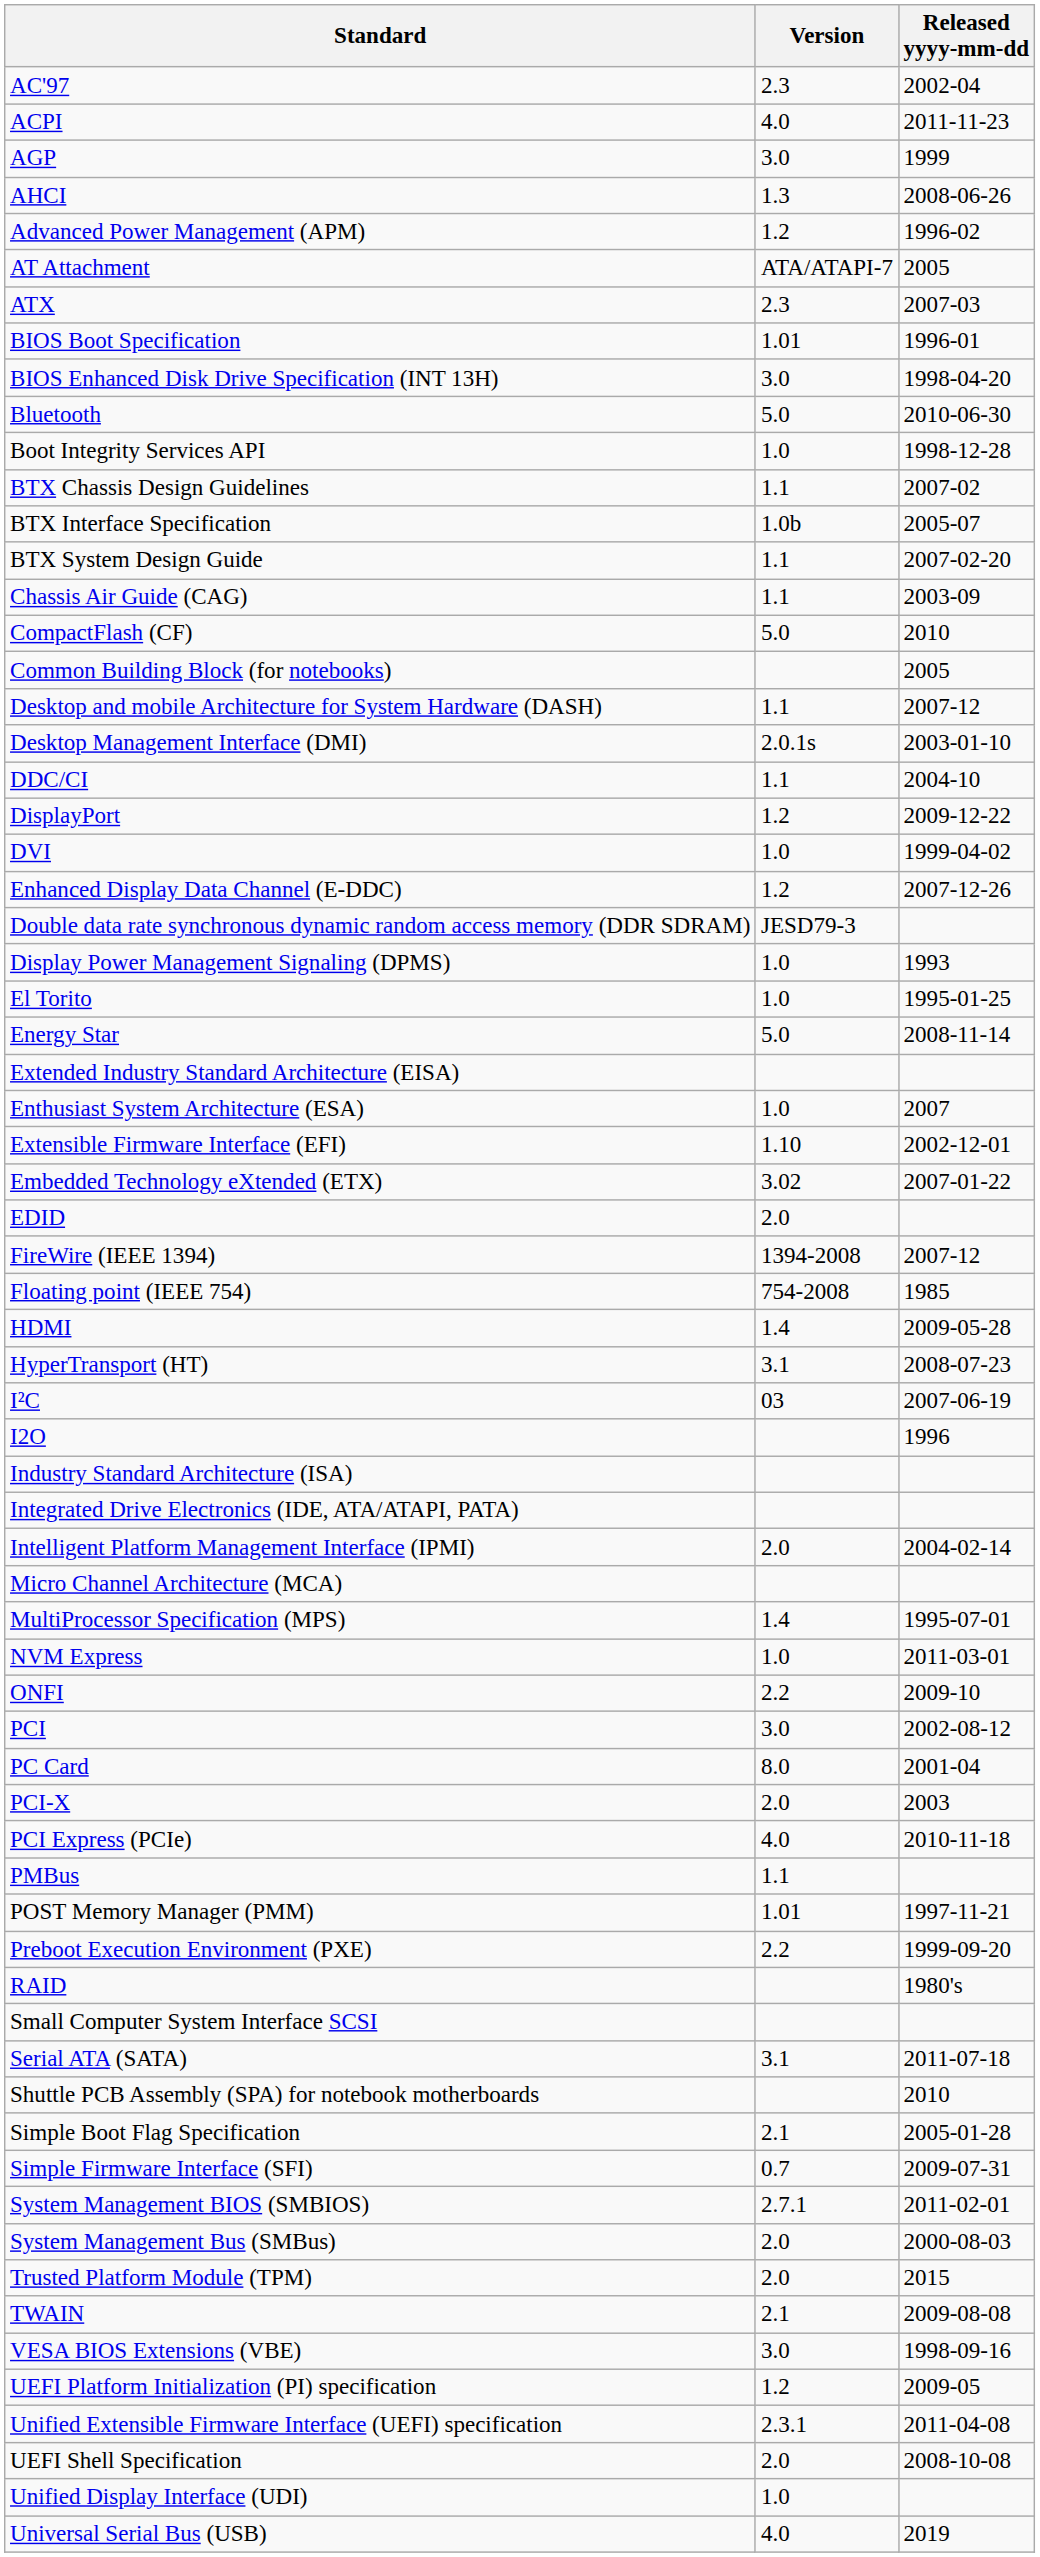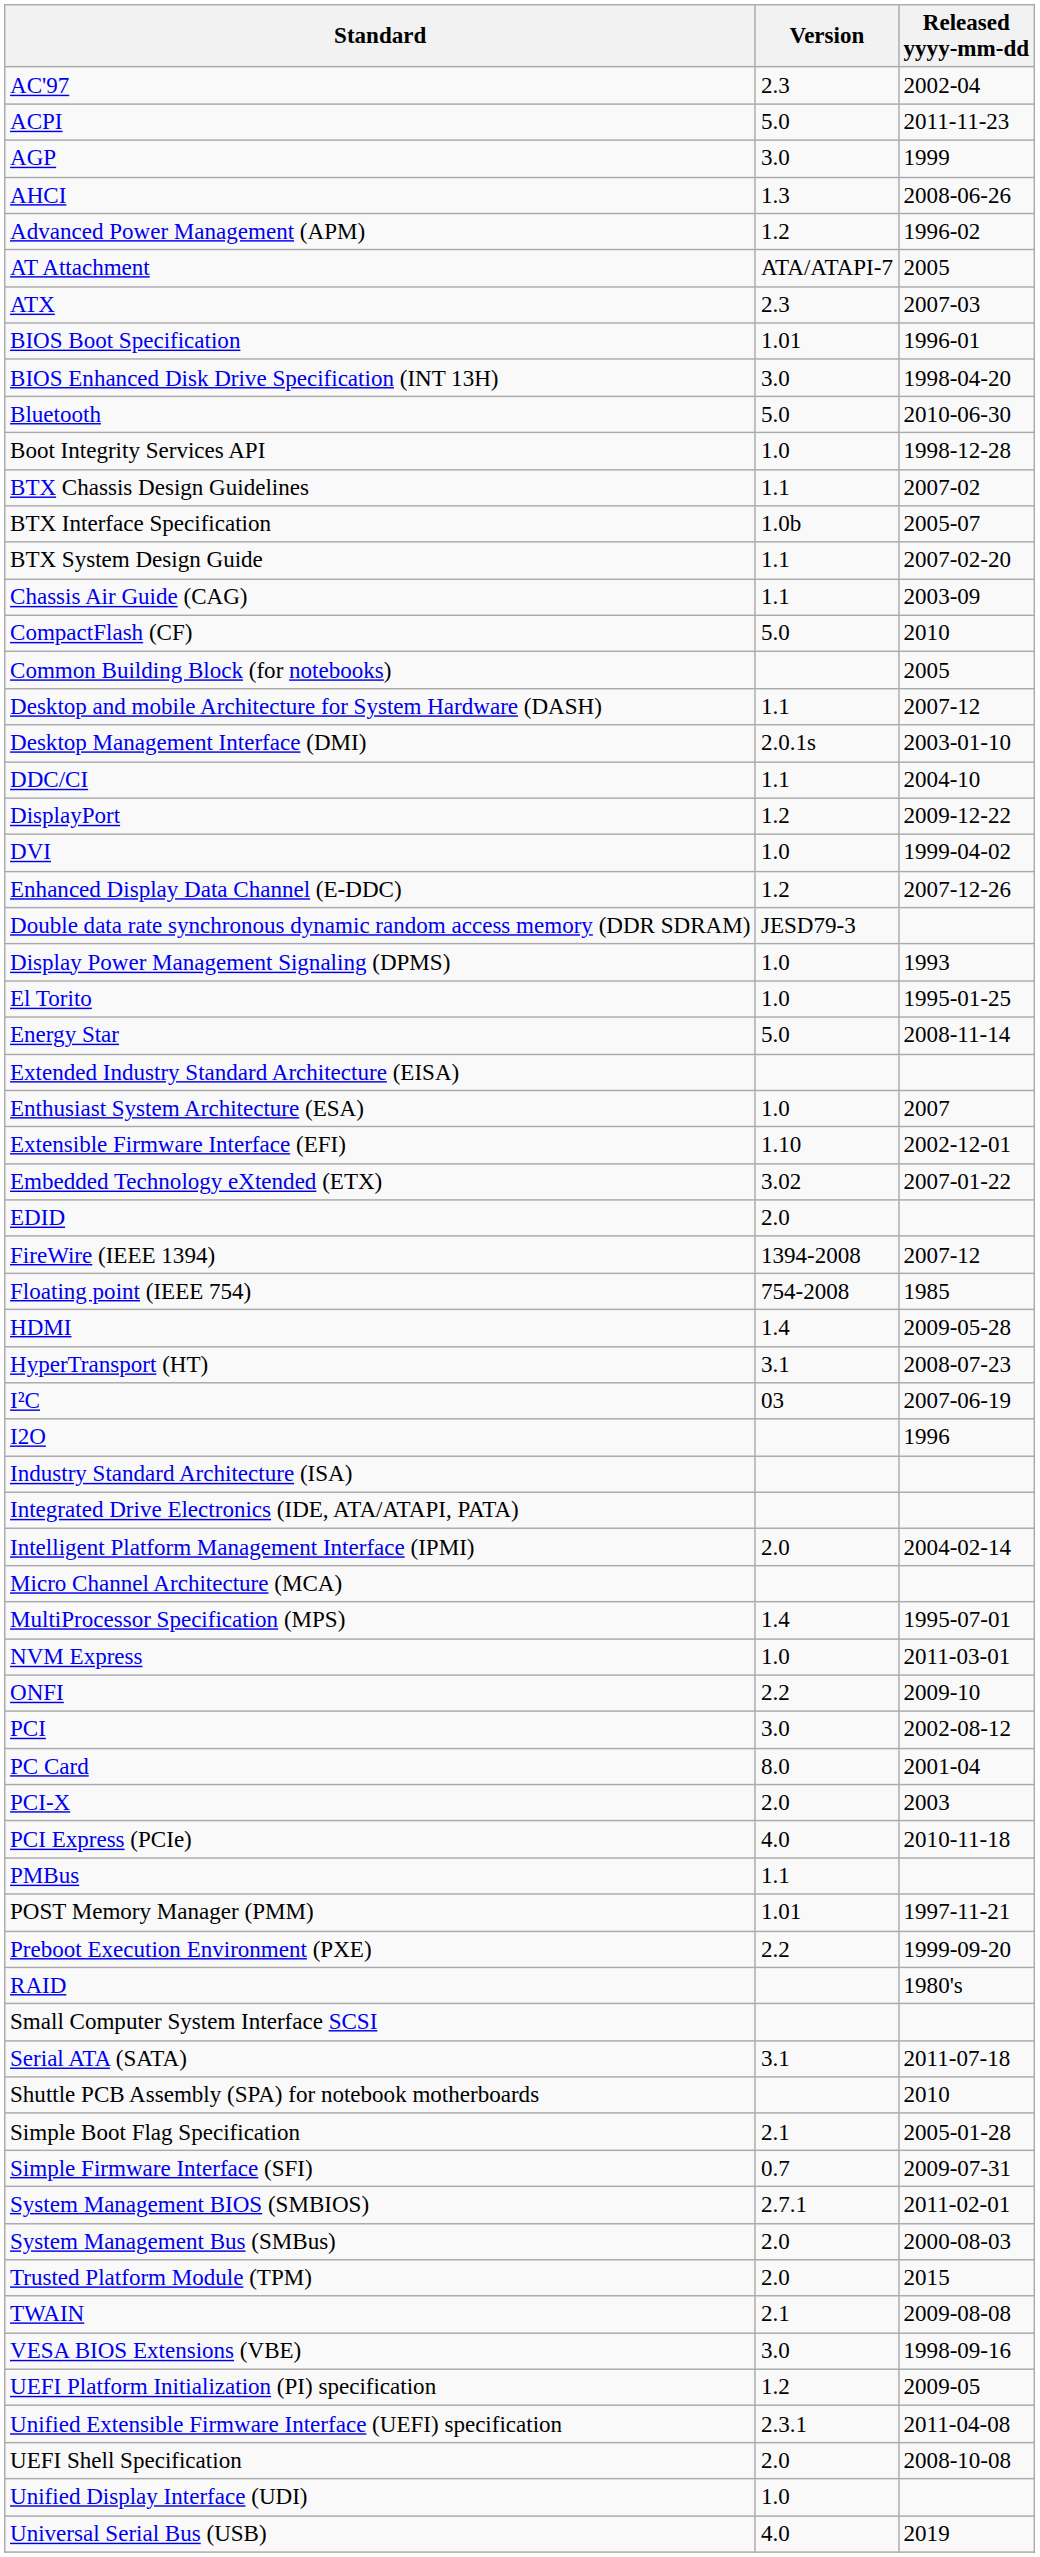(775, 121) 4.0 -> (775, 121) 5.0
